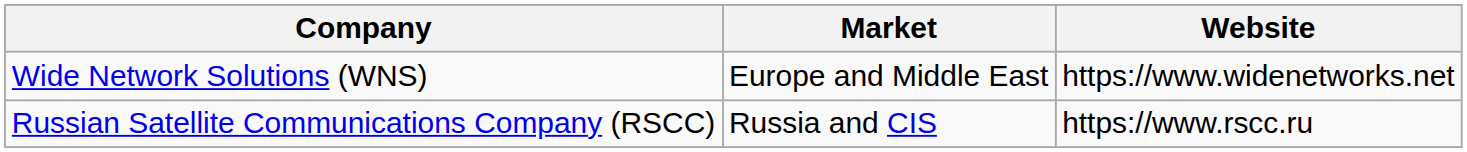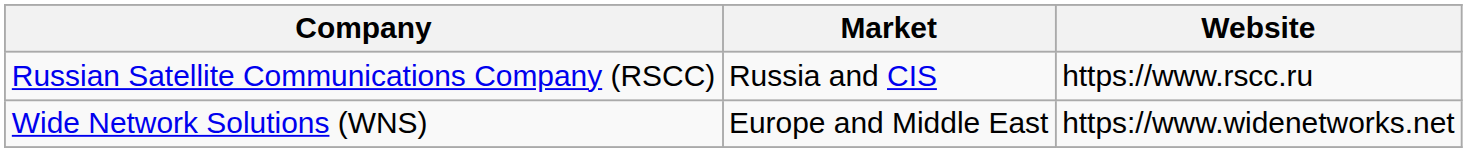rows swapped: (364, 123) <-> (220, 75)
